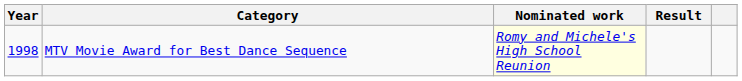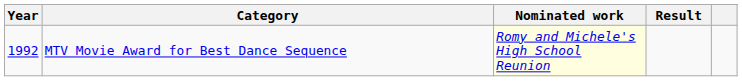(23, 51) 1998 -> (23, 51) 1992
